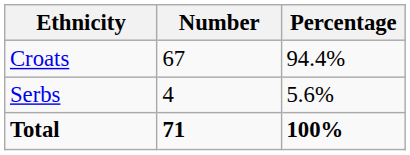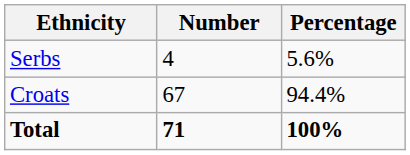rows swapped: (40, 58) <-> (35, 94)
